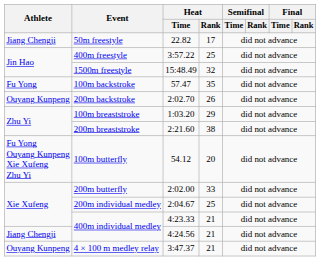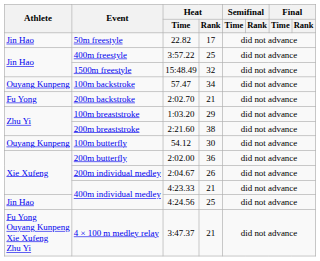(31, 40) Jiang Chengji -> (20, 40) Jin Hao
(22, 85) Fu Yong -> (38, 85) Ouyang Kunpeng
(211, 85) 35 -> (211, 85) 34
(38, 99) Ouyang Kunpeng -> (22, 99) Fu Yong
(211, 99) 26 -> (211, 99) 21
(38, 159) Fu Yong Ouyang Kunpeng Xie Xufeng Zhu Yi -> (38, 143) Ouyang Kunpeng
(211, 159) 20 -> (211, 143) 30
(211, 190) 33 -> (211, 158) 36
(211, 205) 25 -> (211, 173) 26
(31, 234) Jiang Chengji -> (20, 202) Jin Hao
(211, 234) 21 -> (211, 202) 25
(38, 249) Ouyang Kunpeng -> (38, 233) Fu Yong Ouyang Kunpeng Xie Xufeng Zhu Yi
